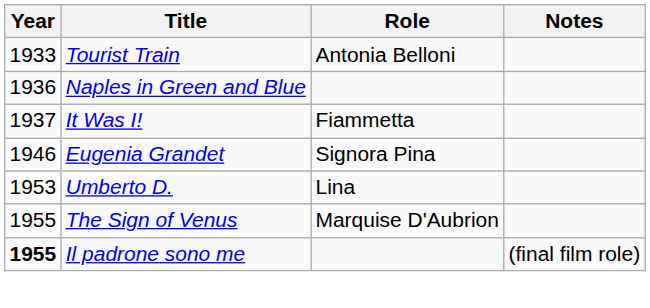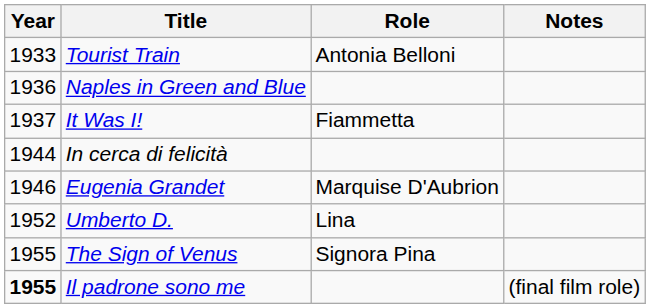+ row: (147, 154)
(375, 154) Signora Pina -> (407, 187) Marquise D'Aubrion
(33, 187) 1953 -> (33, 220) 1952
(407, 220) Marquise D'Aubrion -> (375, 253) Signora Pina
